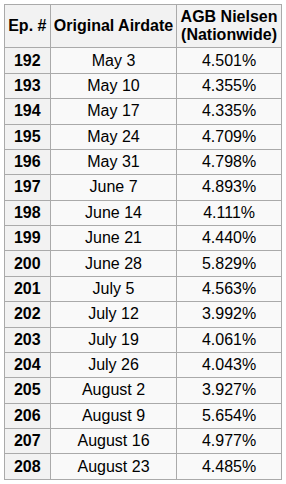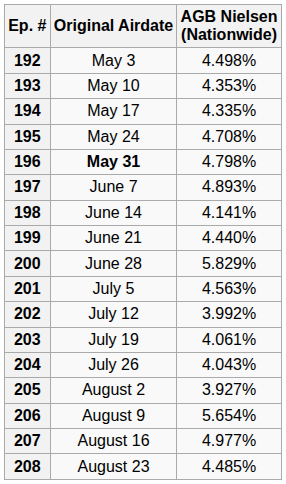(229, 60) 4.501% -> (229, 60) 4.498%
(229, 85) 4.355% -> (229, 85) 4.353%
(229, 136) 4.709% -> (229, 136) 4.708%
(114, 162) normal -> (114, 162) bold
(229, 212) 4.111% -> (229, 212) 4.141%
